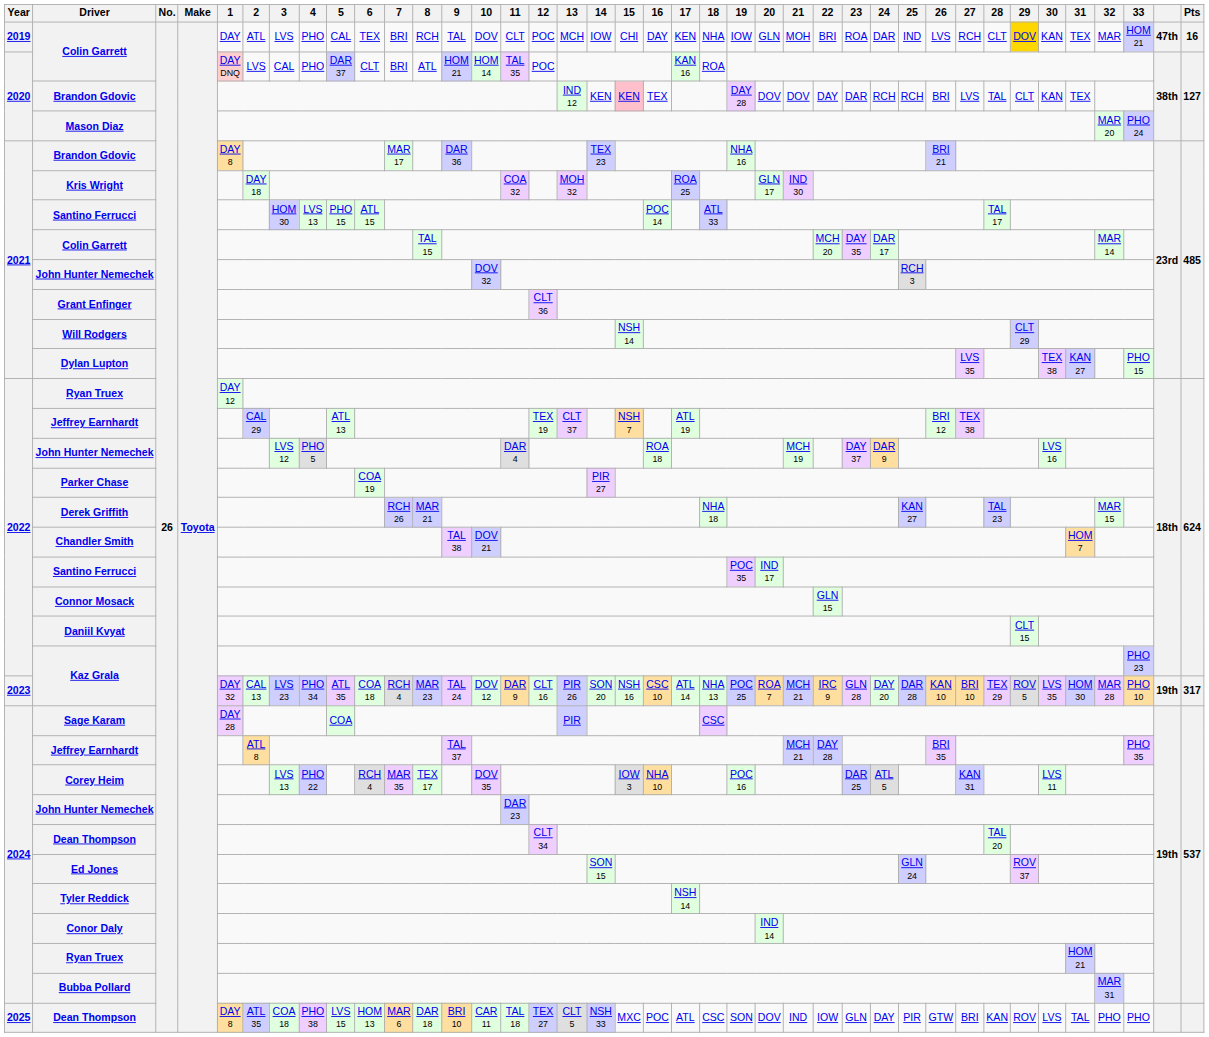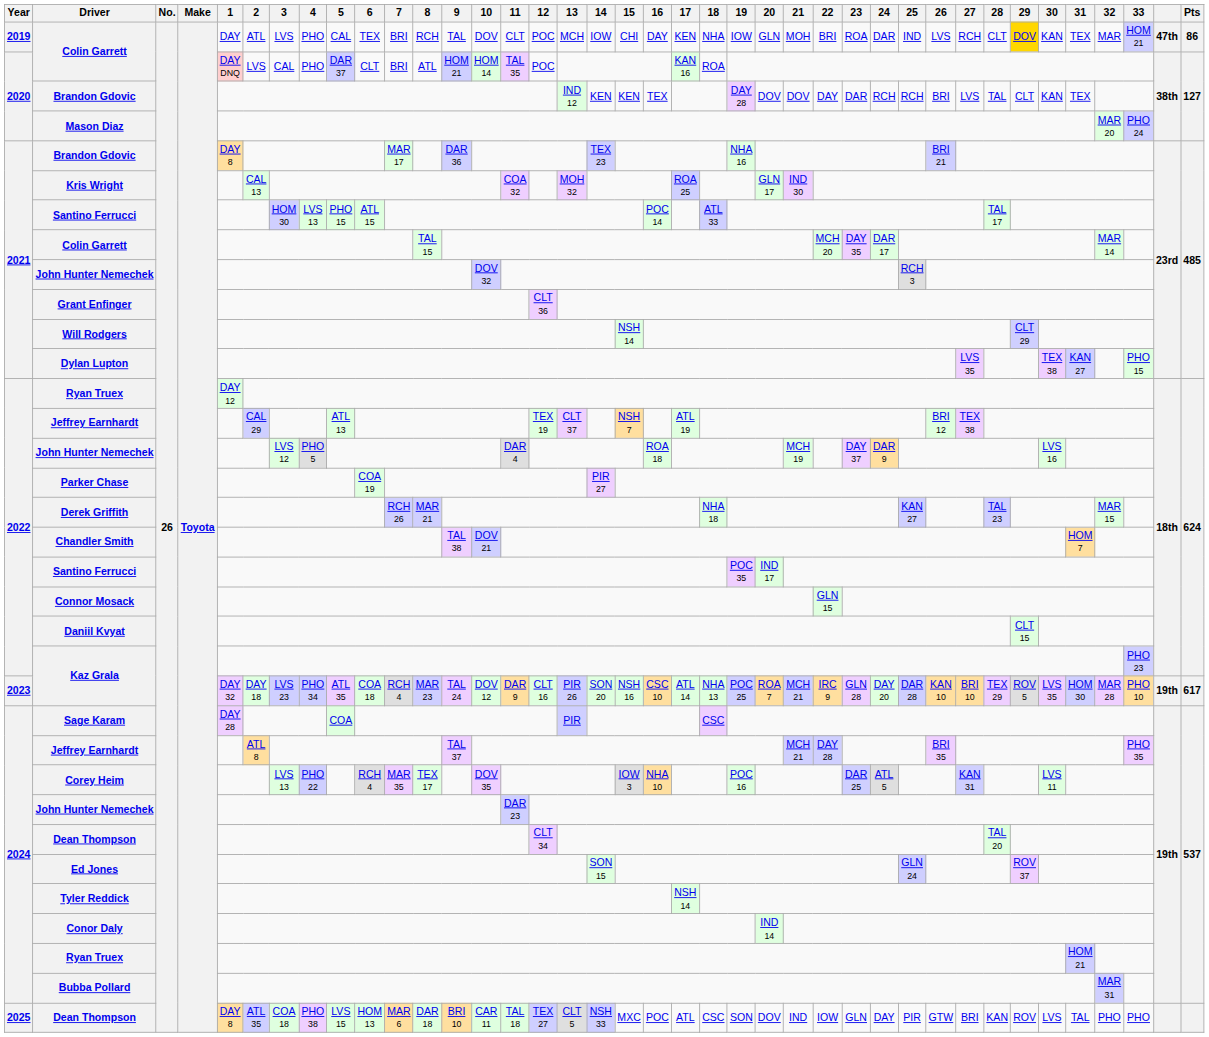(1192, 37) 16 -> (1192, 37) 86
(629, 96) pink background -> (629, 96) no background
(256, 185) DAY 18 -> (256, 185) CAL 13
(256, 690) CAL 13 -> (256, 690) DAY 18
(1192, 691) 317 -> (1192, 691) 617
